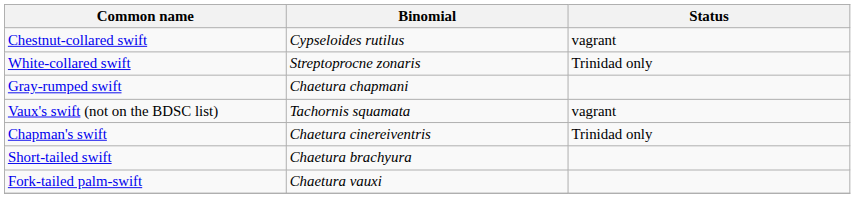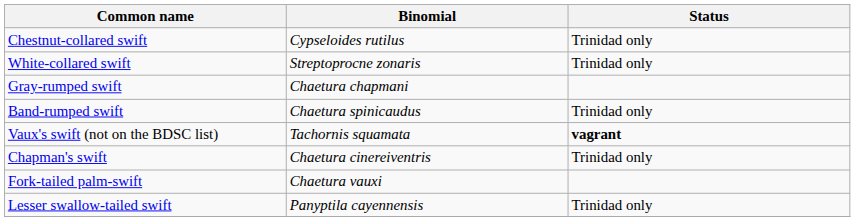(594, 39) vagrant -> (612, 39) Trinidad only
+ row: (66, 110)
(594, 110) normal -> (596, 134) bold
- row: (60, 157)
+ row: (90, 205)
